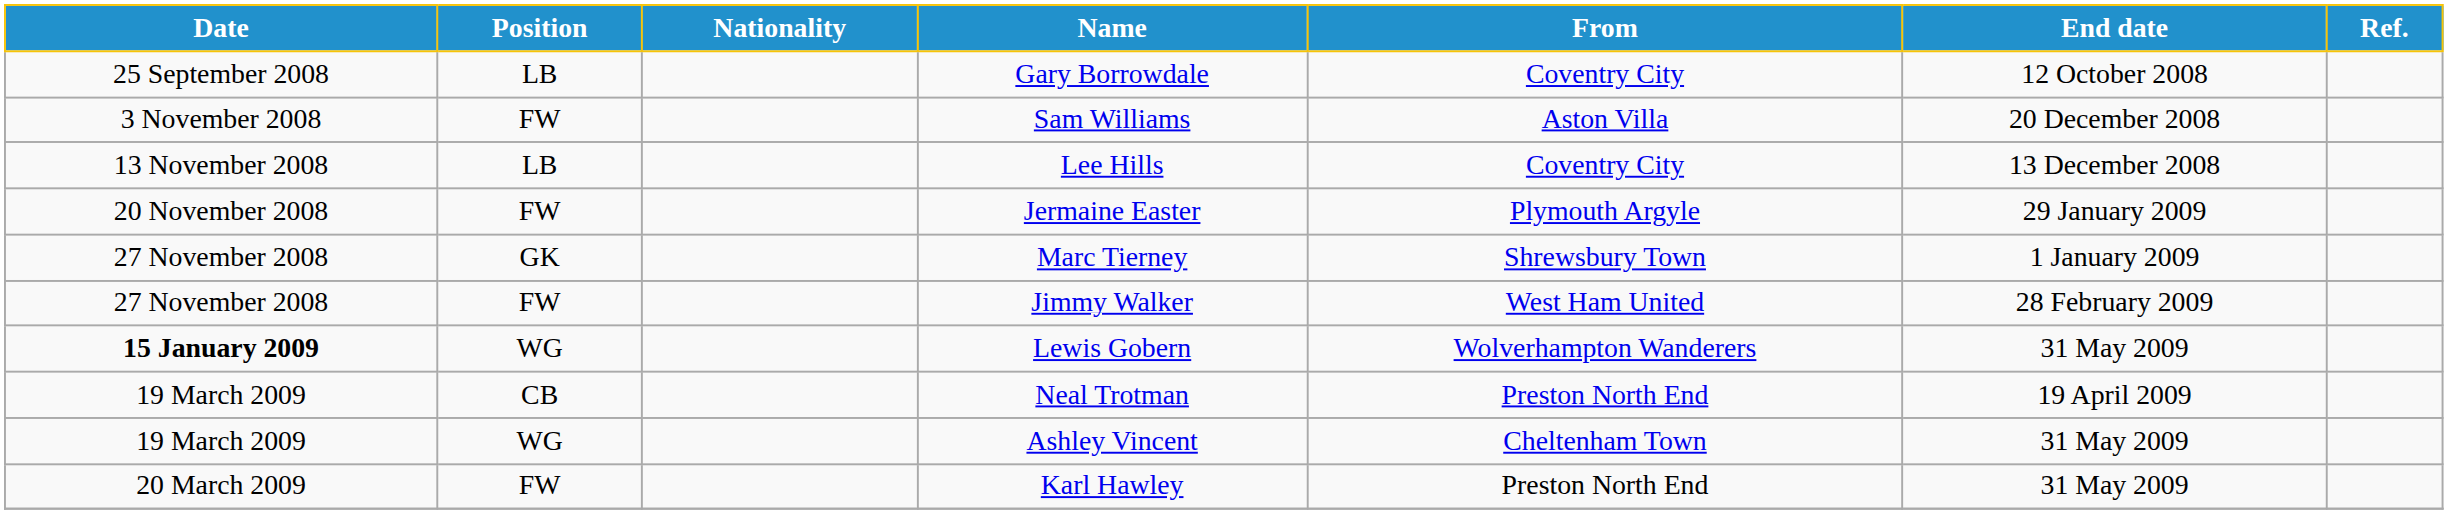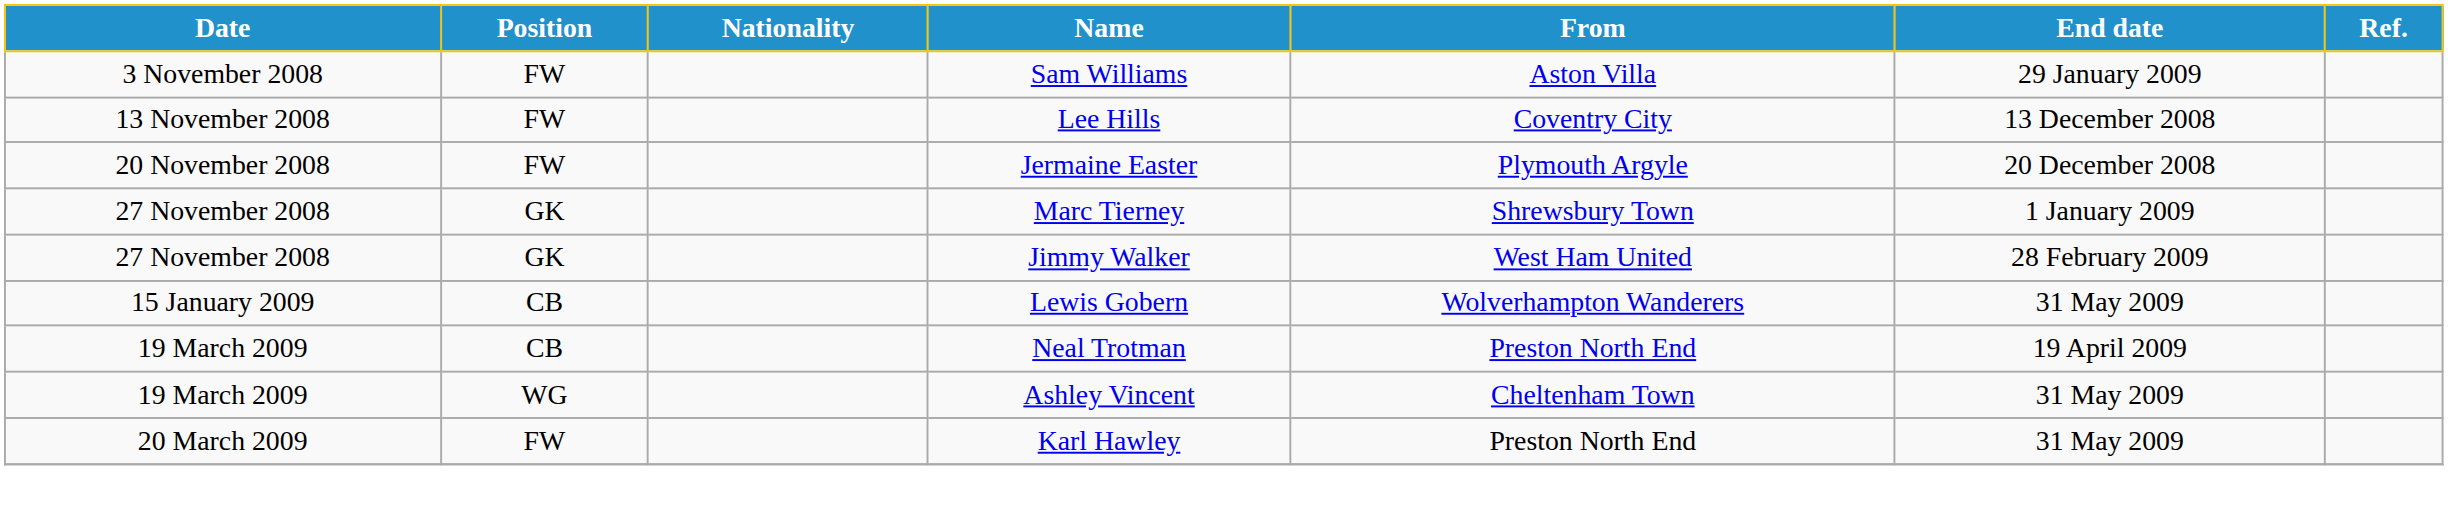- row: (1112, 73)
(2115, 119) 20 December 2008 -> (2110, 73) 29 January 2009
(540, 165) LB -> (544, 119) FW
(2115, 211) 29 January 2009 -> (2110, 165) 20 December 2008
(540, 302) FW -> (544, 256) GK
(221, 348) bold -> (223, 302) normal
(540, 348) WG -> (544, 302) CB
